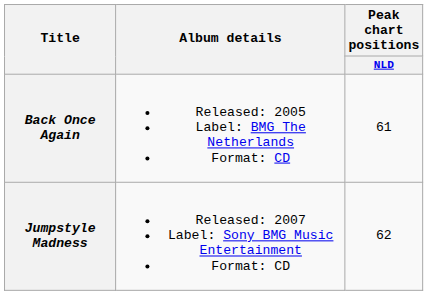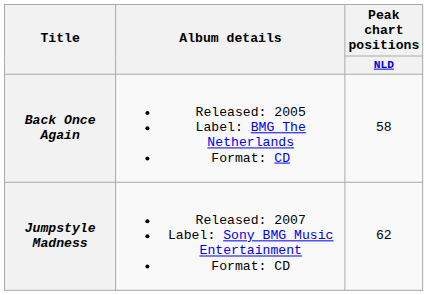(384, 128) 61 -> (384, 128) 58
